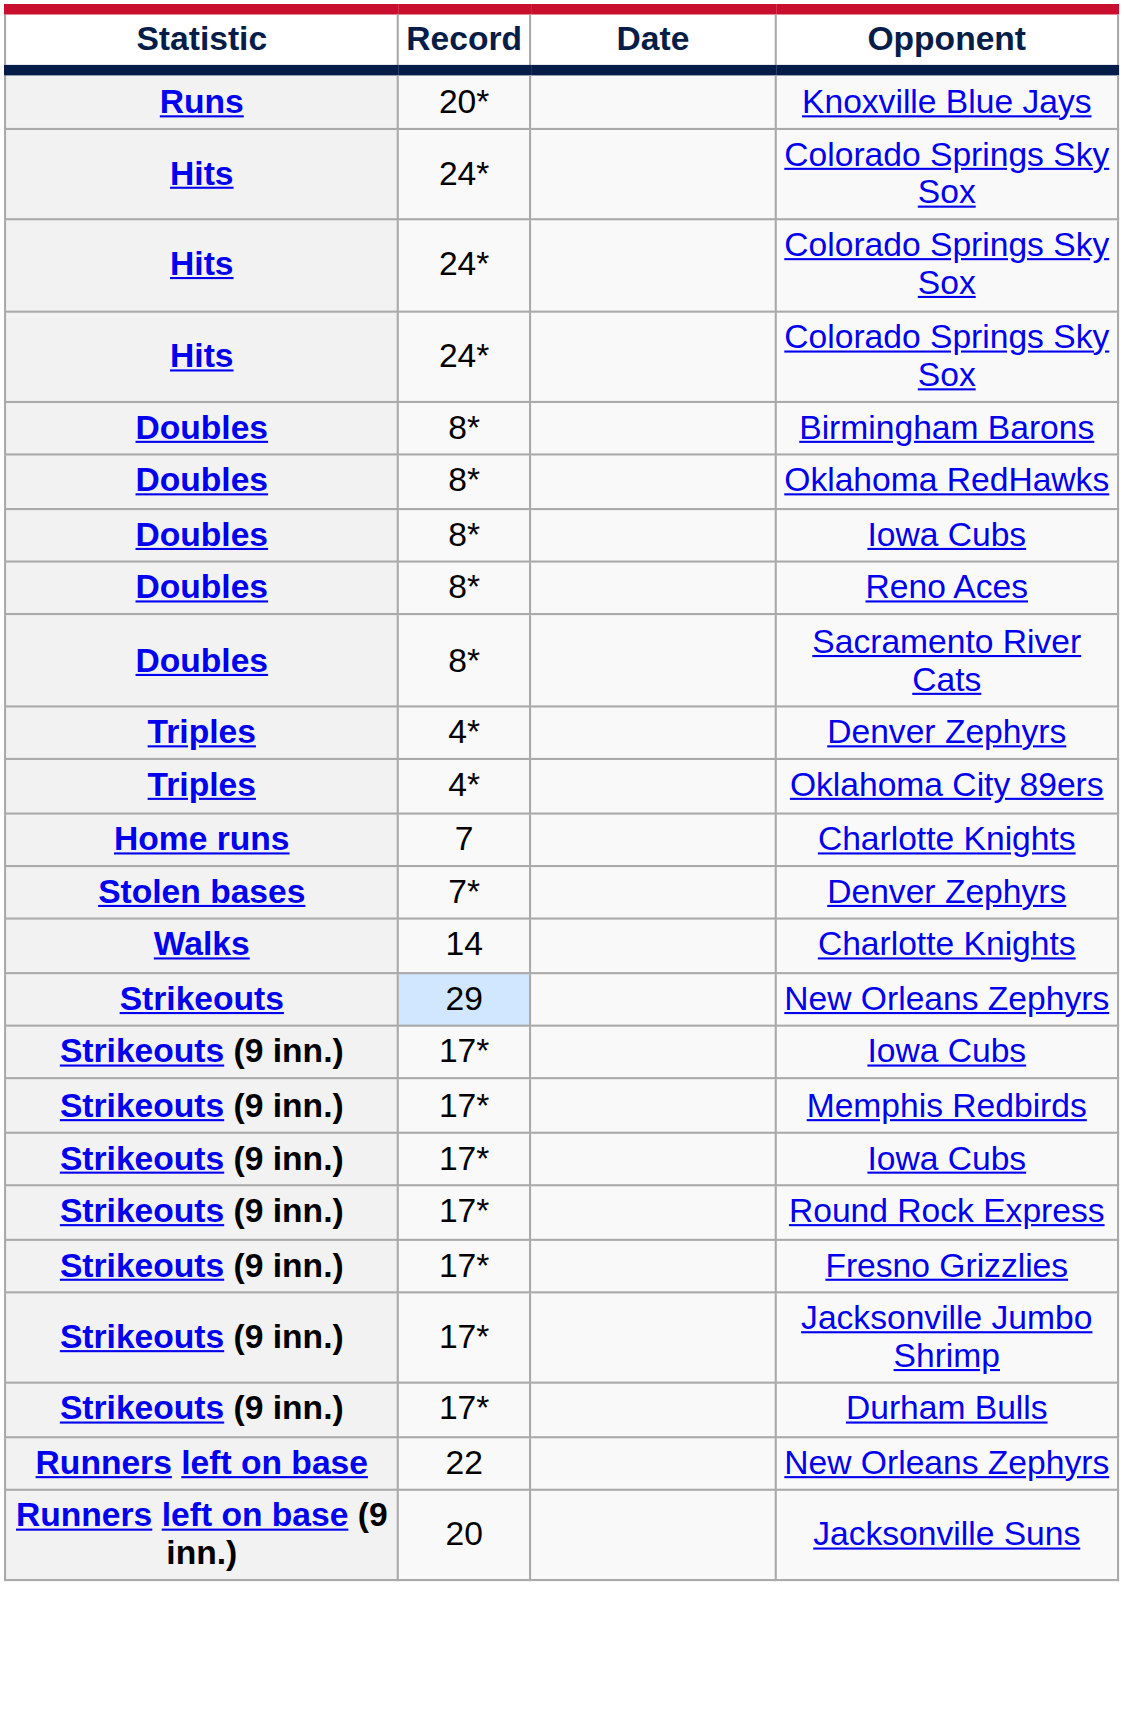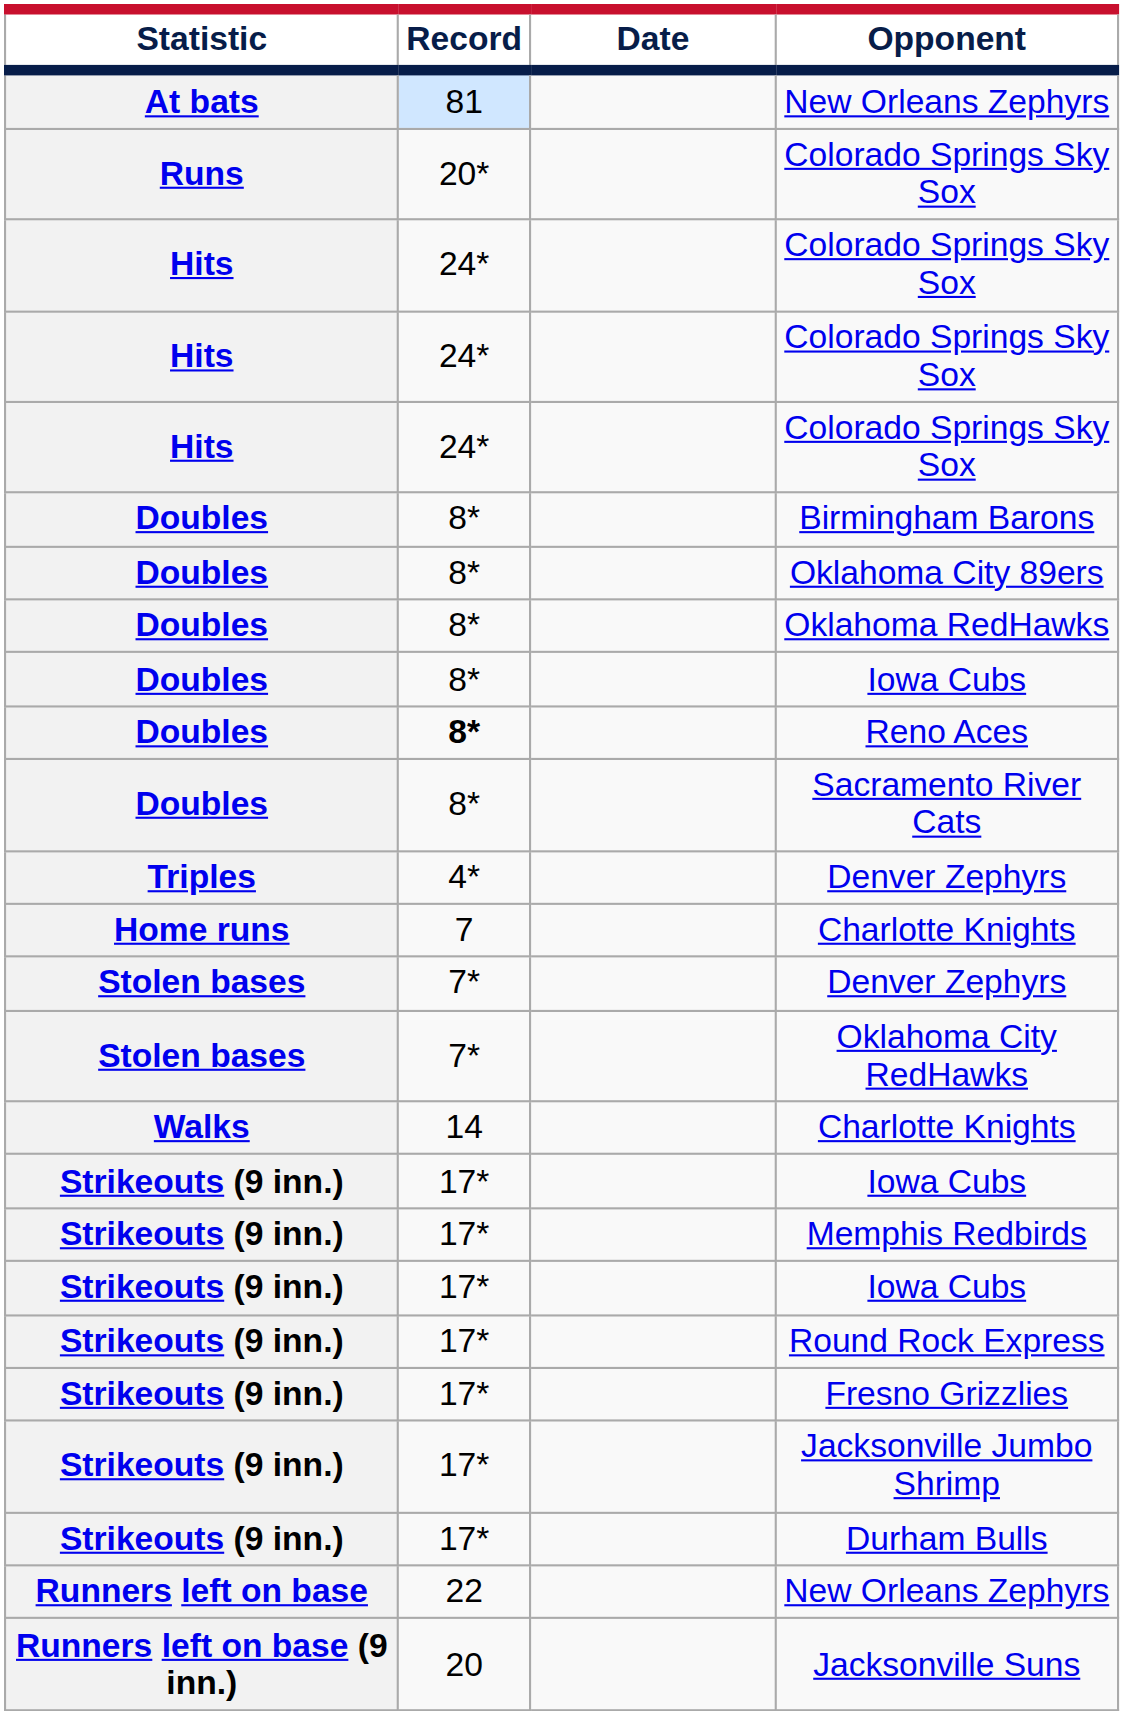+ row: (202, 101)
- row: (202, 101)
+ row: (202, 173)
+ row: (202, 572)
(464, 587) normal -> (464, 732) bold
- row: (202, 785)
+ row: (202, 1055)
- row: (202, 998)
